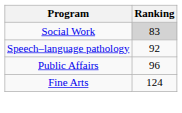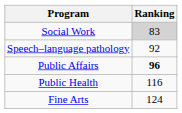(154, 65) normal -> (154, 65) bold
+ row: (68, 83)
